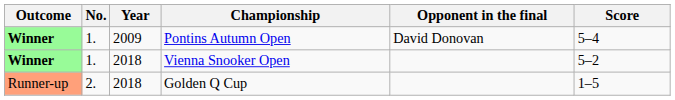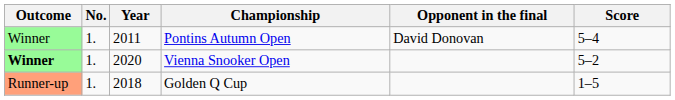(31, 38) bold -> (29, 38) normal
(127, 38) 2009 -> (127, 38) 2011
(127, 60) 2018 -> (127, 60) 2020
(91, 83) 2. -> (91, 83) 1.
